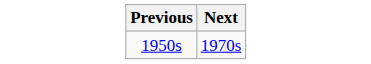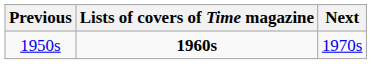+ column: (197, 17)
